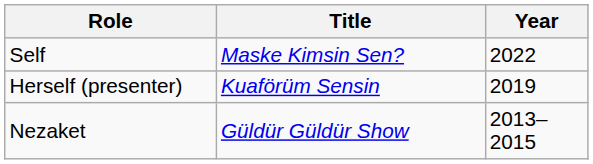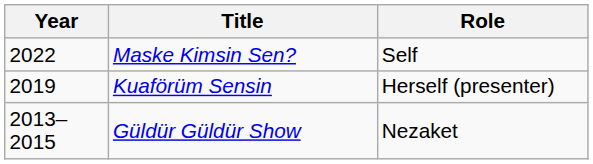columns swapped: (537, 21) <-> (110, 21)
